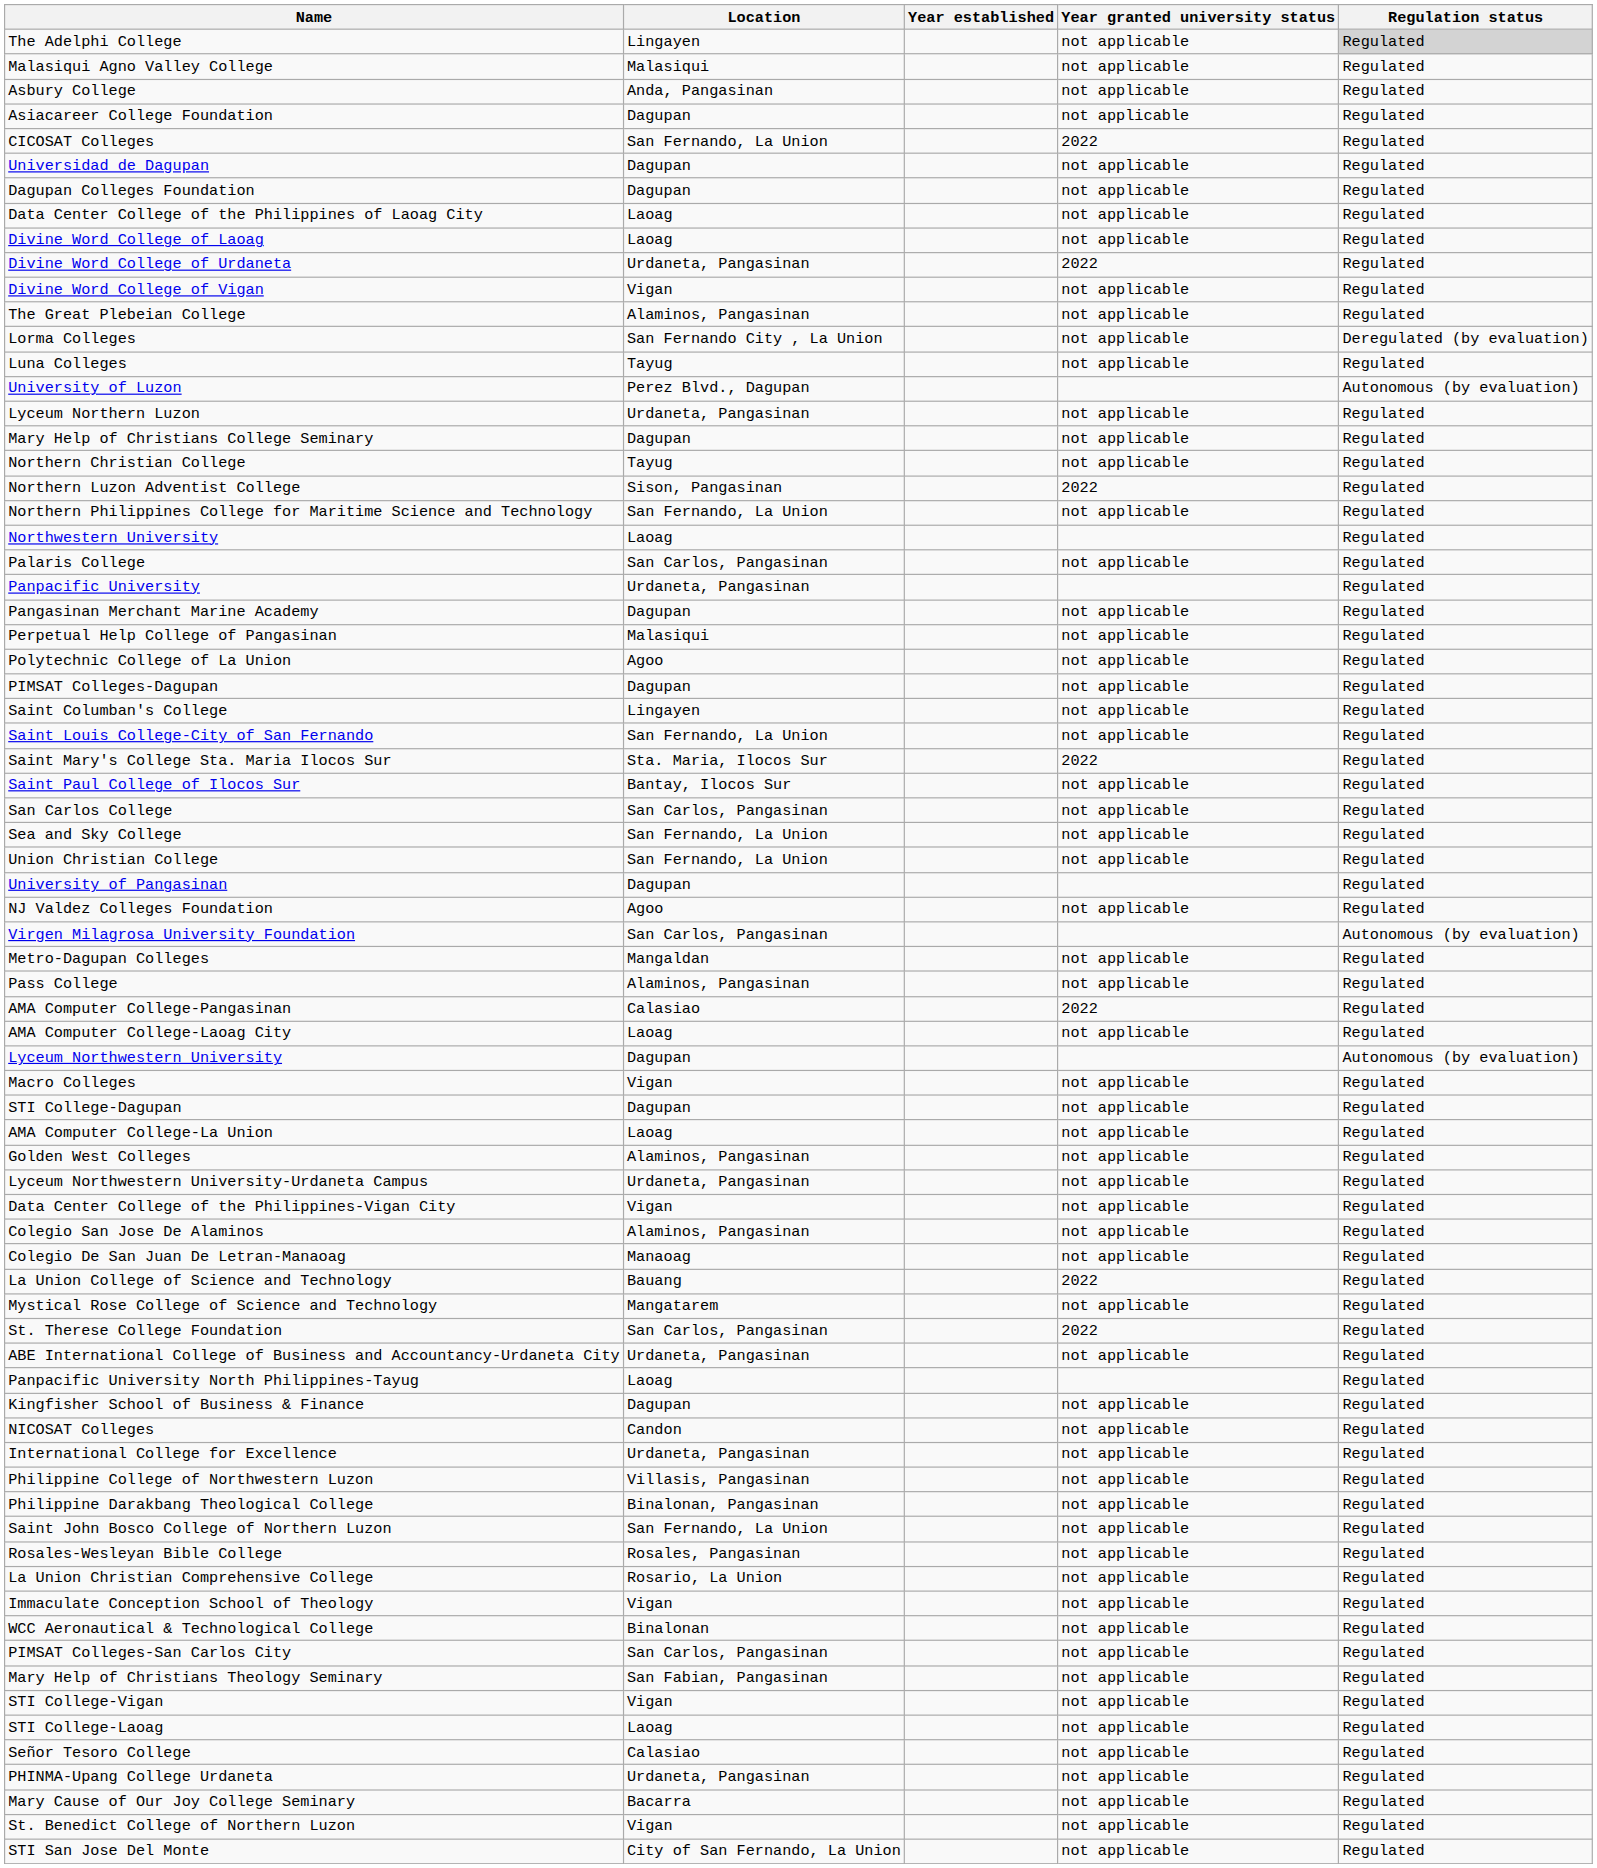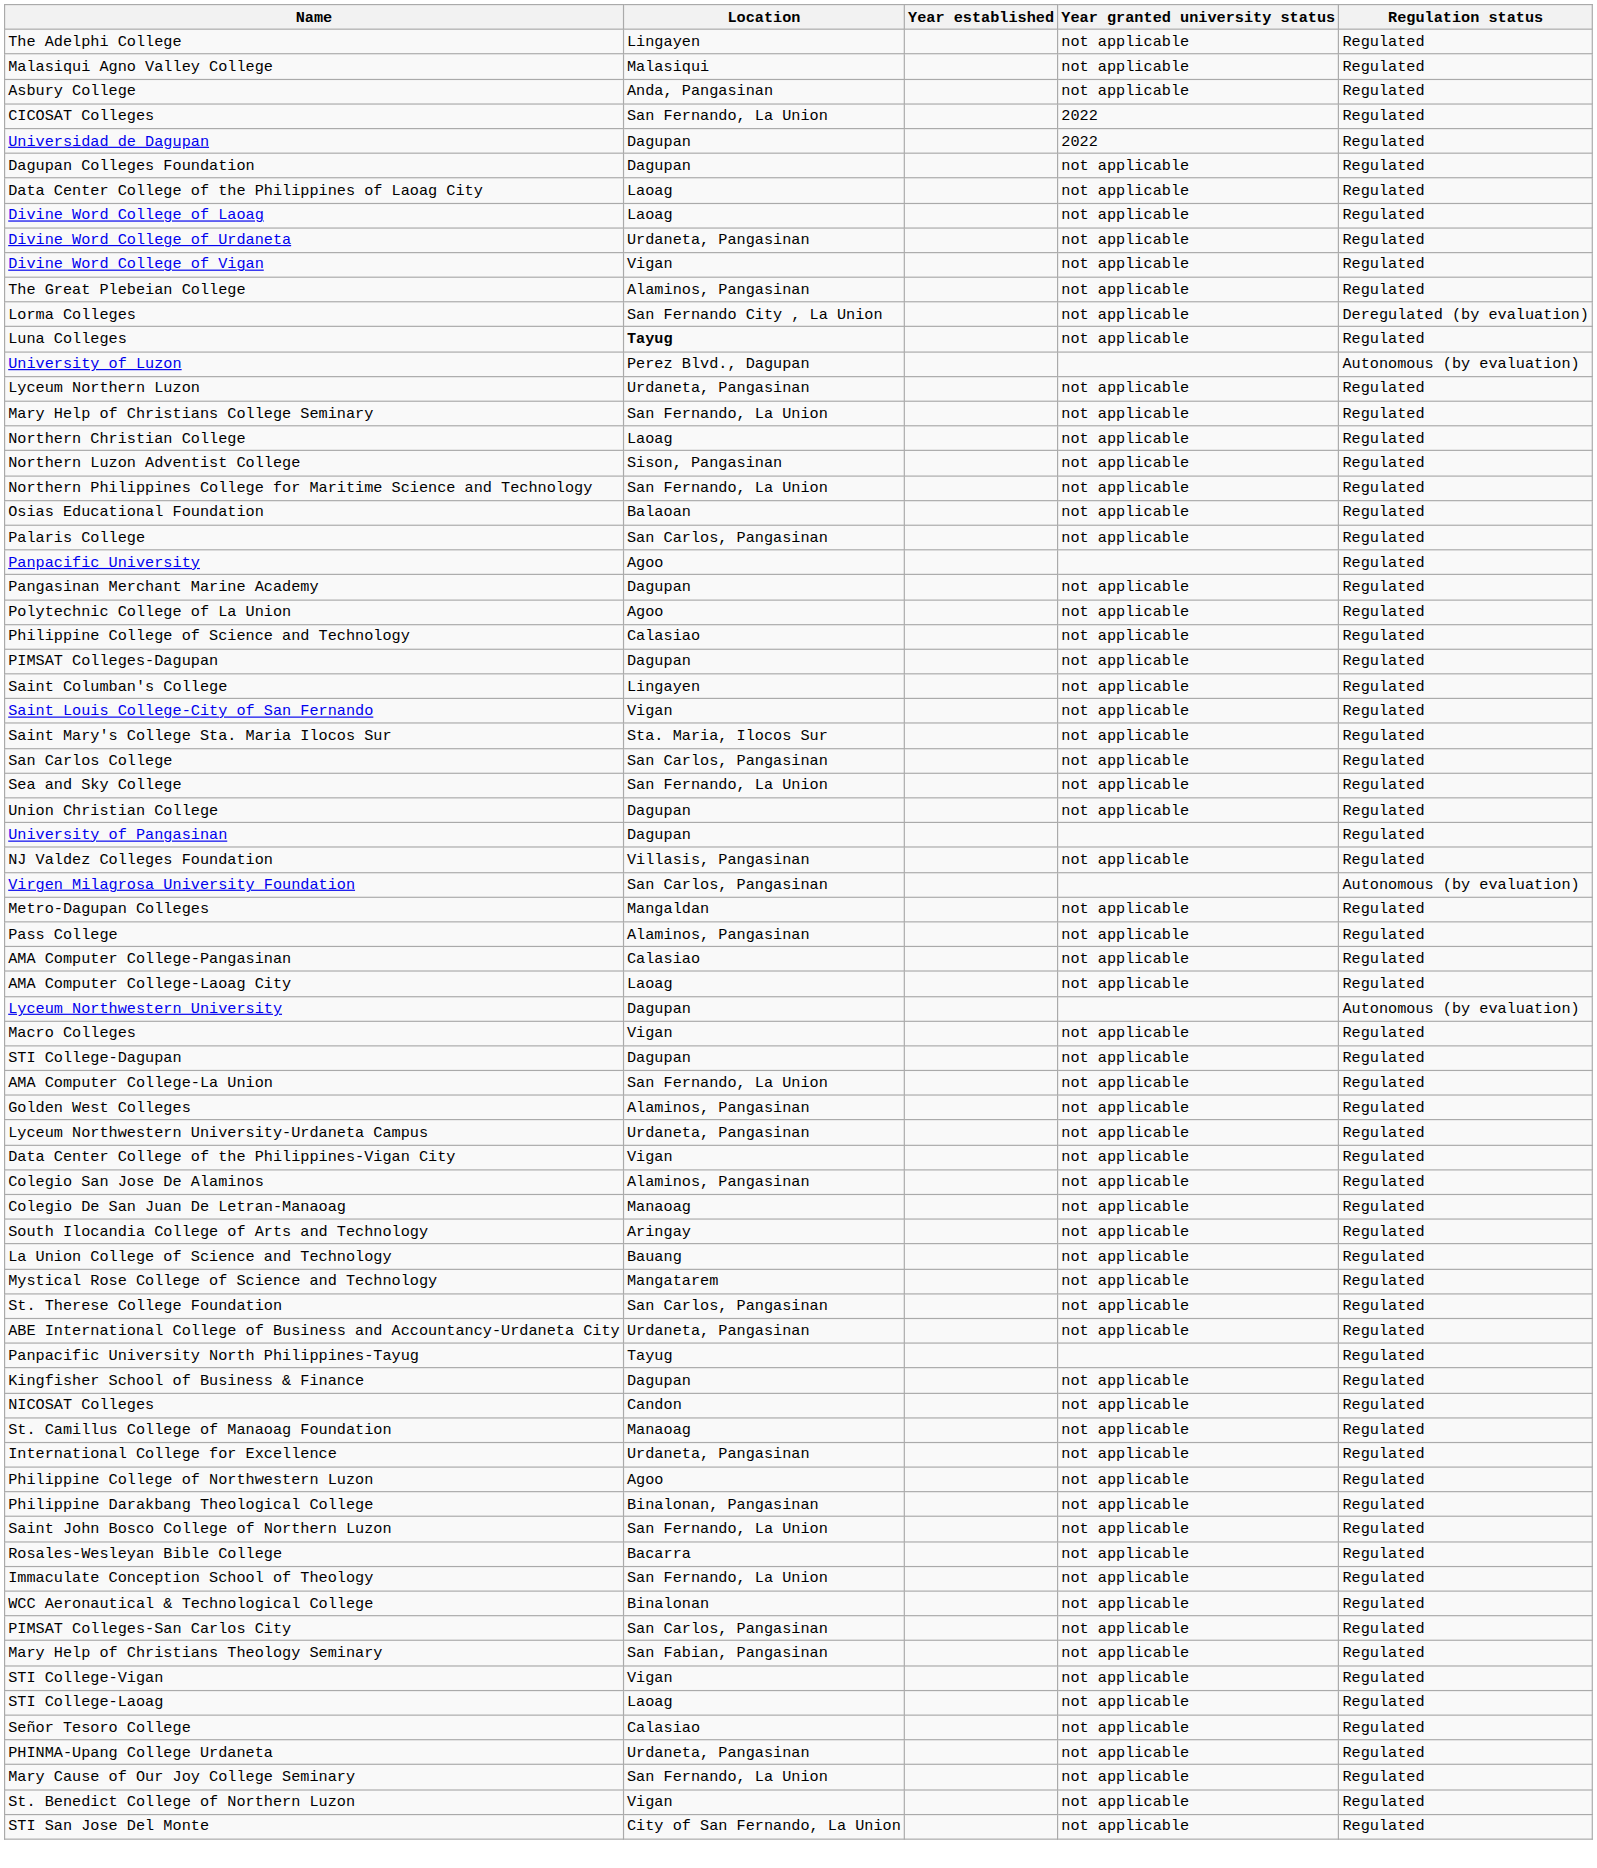(1384, 42) lightgrey background -> (1384, 42) no background
- row: (141, 116)
(1125, 166) not applicable -> (1080, 141) 2022
(1080, 265) 2022 -> (1125, 240) not applicable
(650, 364) normal -> (650, 339) bold
(659, 438) Dagupan -> (727, 414) San Fernando, La Union
(650, 463) Tayug -> (650, 438) Laoag
(1080, 488) 2022 -> (1125, 463) not applicable
- row: (113, 538)
+ row: (136, 513)
(718, 587) Urdaneta, Pangasinan -> (645, 562) Agoo
- row: (173, 637)
+ row: (209, 637)
(727, 736) San Fernando, La Union -> (650, 711) Vigan
(1080, 761) 2022 -> (1125, 736) not applicable
- row: (154, 785)
(727, 860) San Fernando, La Union -> (659, 810) Dagupan
(645, 909) Agoo -> (718, 860) Villasis, Pangasinan
(1080, 1009) 2022 -> (1125, 959) not applicable
(650, 1133) Laoag -> (727, 1083) San Fernando, La Union
+ row: (218, 1232)
(1080, 1281) 2022 -> (1125, 1256) not applicable
(1080, 1331) 2022 -> (1125, 1306) not applicable
(650, 1380) Laoag -> (650, 1356) Tayug
+ row: (200, 1430)
(718, 1480) Villasis, Pangasinan -> (645, 1480) Agoo
(714, 1554) Rosales, Pangasinan -> (659, 1554) Bacarra
- row: (191, 1579)
(650, 1603) Vigan -> (727, 1579) San Fernando, La Union
(659, 1802) Bacarra -> (727, 1777) San Fernando, La Union
